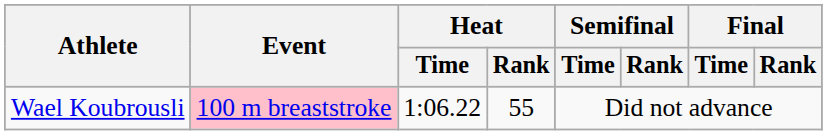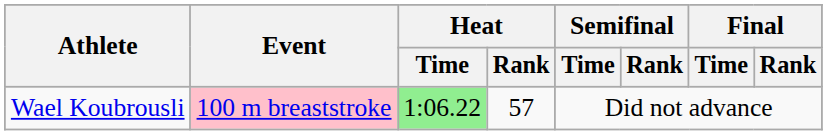(442, 108) no background -> (442, 108) lightgreen background
(521, 108) 55 -> (521, 108) 57
